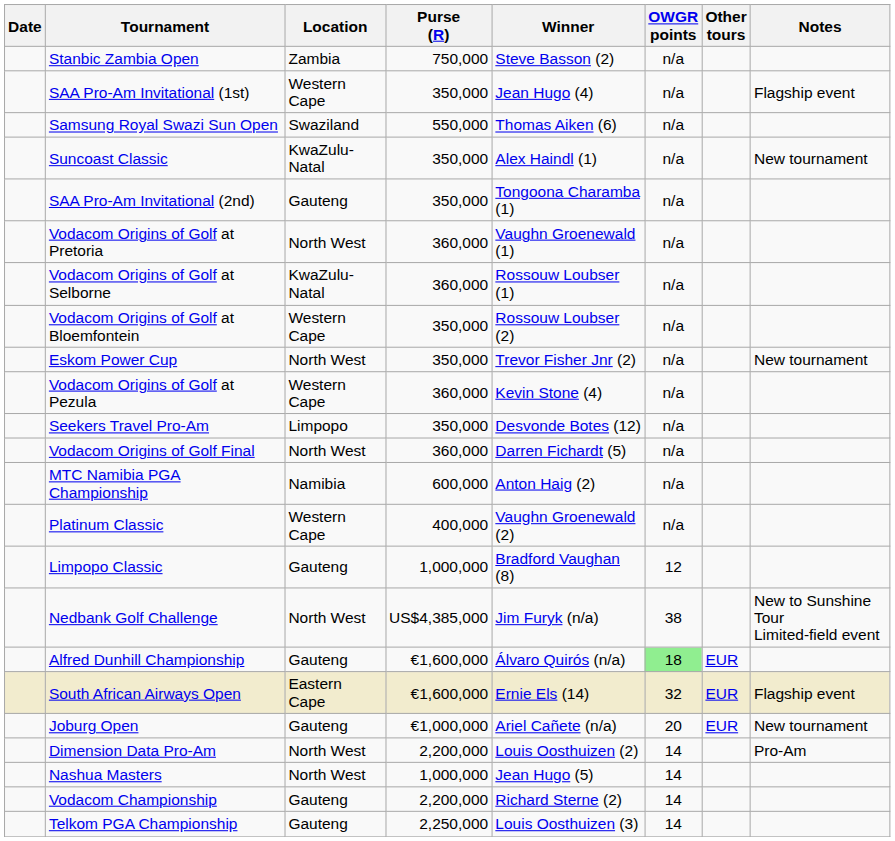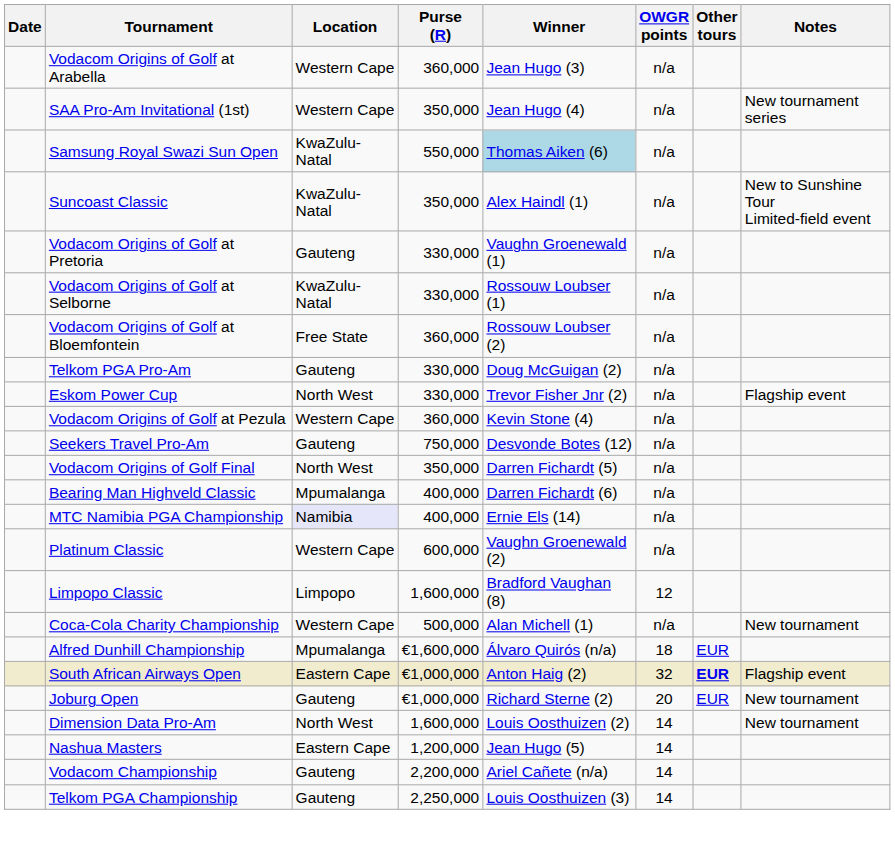- row: (124, 59)
+ row: (141, 68)
(804, 92) Flagship event -> (802, 109) New tournament series
(324, 125) Swaziland -> (328, 151) KwaZulu-Natal
(556, 125) no background -> (547, 151) lightblue background
(811, 158) New tournament -> (808, 202) New to Sunshine Tour Limited-field event
- row: (152, 200)
(327, 242) North West -> (325, 252) Gauteng
(460, 242) 360,000 -> (451, 252) 330,000
(460, 284) 360,000 -> (451, 294) 330,000
(317, 326) Western Cape -> (332, 336) Free State
(460, 326) 350,000 -> (451, 336) 360,000
+ row: (120, 369)
(460, 359) 350,000 -> (451, 394) 330,000
(811, 359) New tournament -> (795, 394) Flagship event
(318, 426) Limpopo -> (325, 443) Gauteng
(460, 426) 350,000 -> (451, 443) 750,000
(460, 450) 360,000 -> (451, 468) 350,000
+ row: (152, 492)
(317, 483) no background -> (324, 517) lavender background
(460, 483) 600,000 -> (451, 517) 400,000
(545, 483) Anton Haig (2) -> (533, 517) Ernie Els (14)
(460, 525) 400,000 -> (451, 550) 600,000
(318, 567) Gauteng -> (325, 592) Limpopo
(454, 567) 1,000,000 -> (445, 592) 1,600,000
+ row: (164, 625)
- row: (133, 618)
(318, 660) Gauteng -> (340, 649) Mpumalanga
(673, 660) lightgreen background -> (664, 649) no background
(449, 693) €1,600,000 -> (440, 674) €1,000,000
(542, 693) Ernie Els (14) -> (536, 674) Anton Haig (2)
(722, 693) normal -> (713, 674) bold
(556, 726) Ariel Cañete (n/a) -> (550, 699) Richard Sterne (2)
(454, 751) 2,200,000 -> (445, 723) 1,600,000
(780, 751) Pro-Am -> (802, 723) New tournament
(327, 775) North West -> (343, 748) Eastern Cape
(454, 775) 1,000,000 -> (445, 748) 1,200,000
(559, 800) Richard Sterne (2) -> (547, 772) Ariel Cañete (n/a)
